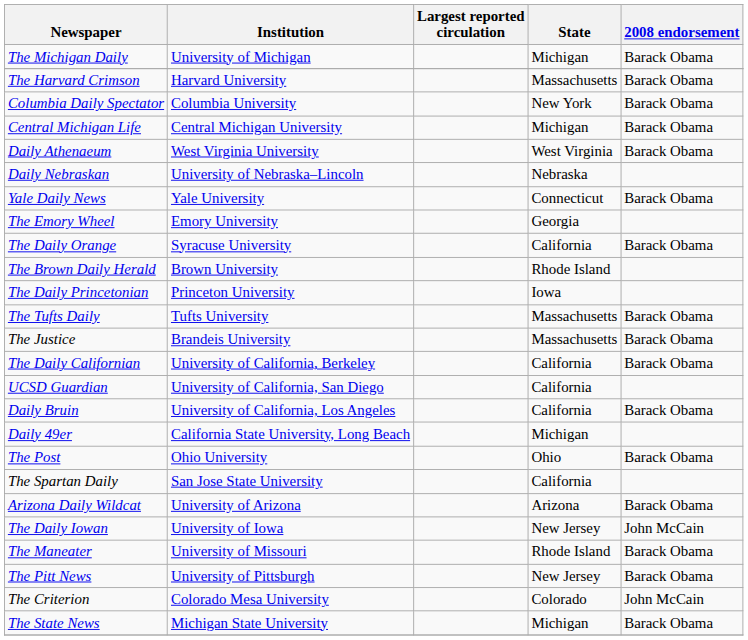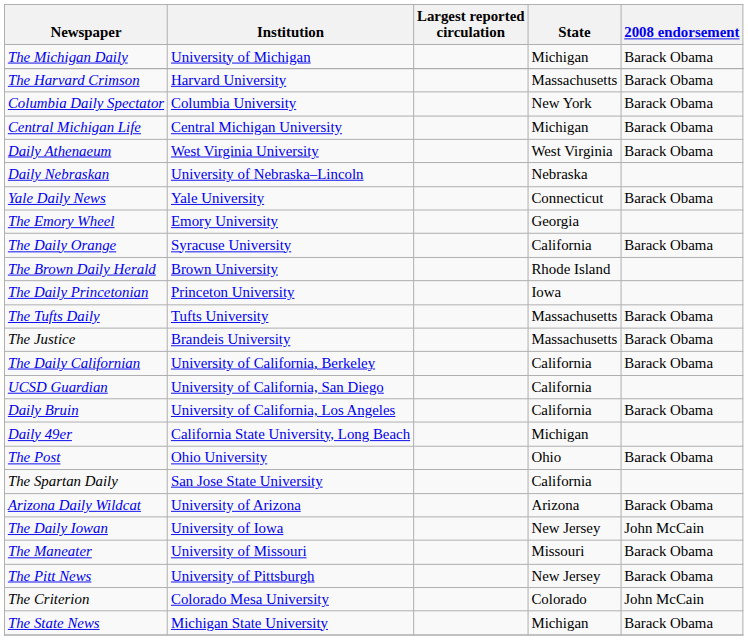(571, 552) Rhode Island -> (558, 552) Missouri
